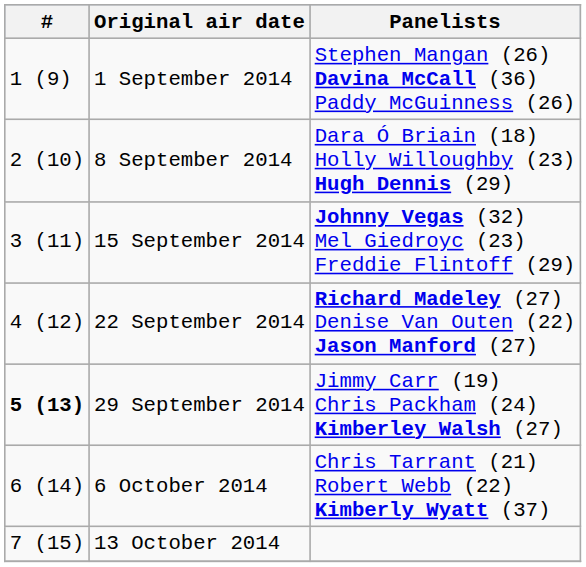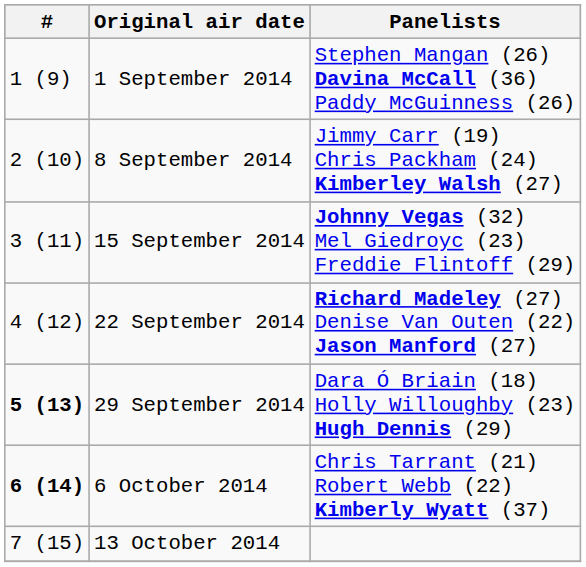(445, 161) Dara Ó Briain (18) Holly Willoughby (23) Hugh Dennis (29) -> (439, 161) Jimmy Carr (19) Chris Packham (24) Kimberley Walsh (27)
(439, 405) Jimmy Carr (19) Chris Packham (24) Kimberley Walsh (27) -> (445, 405) Dara Ó Briain (18) Holly Willoughby (23) Hugh Dennis (29)
(47, 486) normal -> (47, 486) bold
